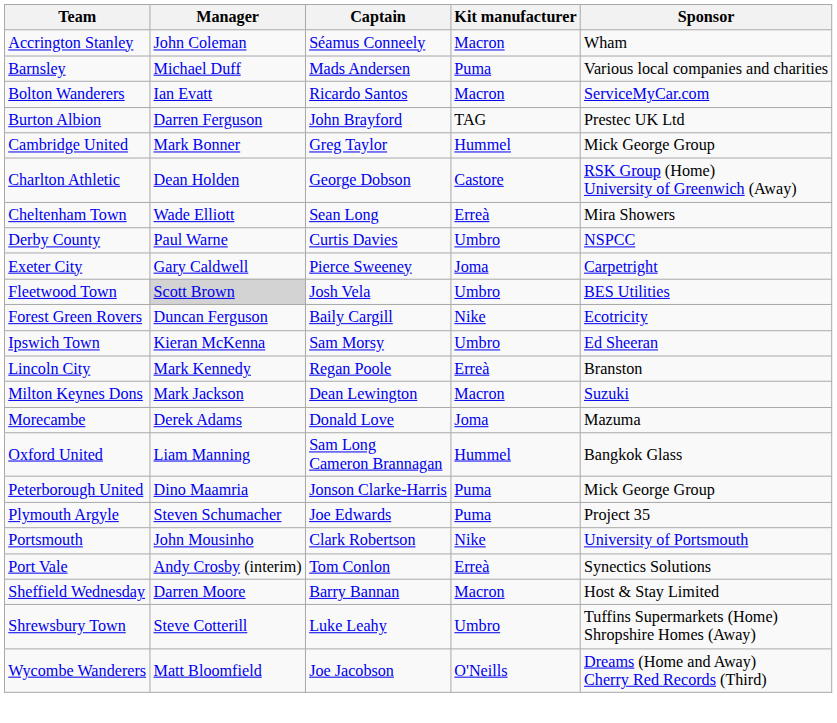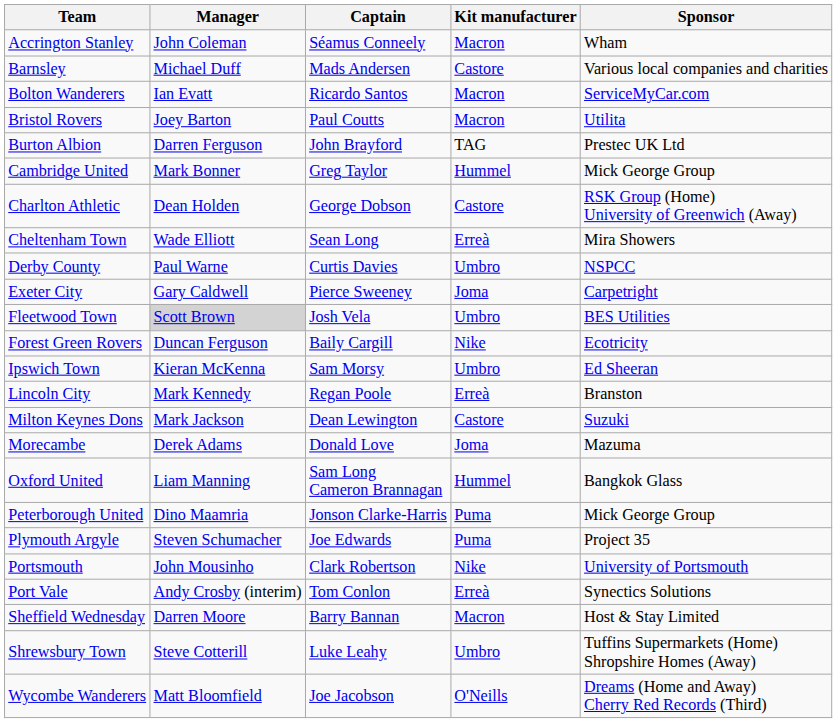(473, 68) Puma -> (479, 68) Castore
+ row: (55, 119)
(479, 394) Macron -> (479, 419) Castore
